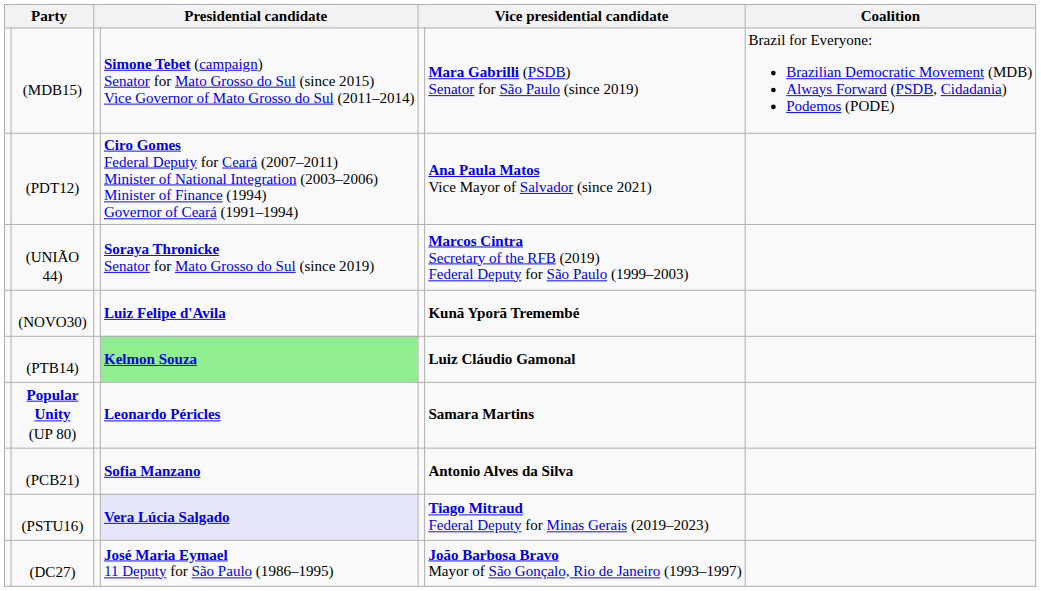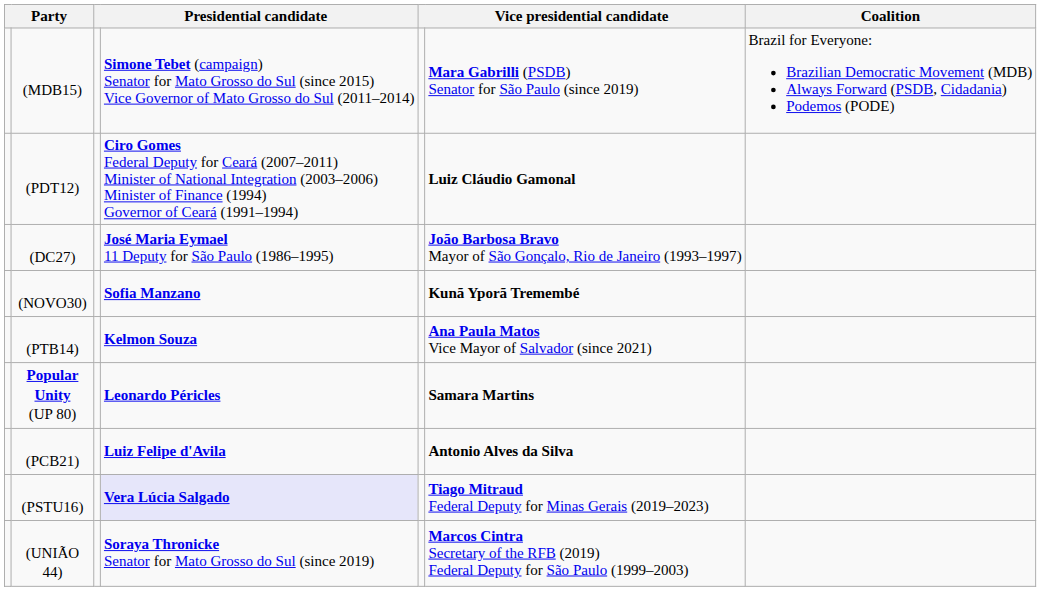(540, 178) Ana Paula Matos Vice Mayor of Salvador (since 2021) -> (502, 178) Luiz Cláudio Gamonal
rows swapped: (52, 266) <-> (52, 572)
(165, 313) Luiz Felipe d'Avila -> (152, 293) Sofia Manzano
(151, 359) lightgreen background -> (151, 339) no background
(502, 359) Luiz Cláudio Gamonal -> (540, 339) Ana Paula Matos Vice Mayor of Salvador (since 2021)
(152, 470) Sofia Manzano -> (165, 451) Luiz Felipe d'Avila
